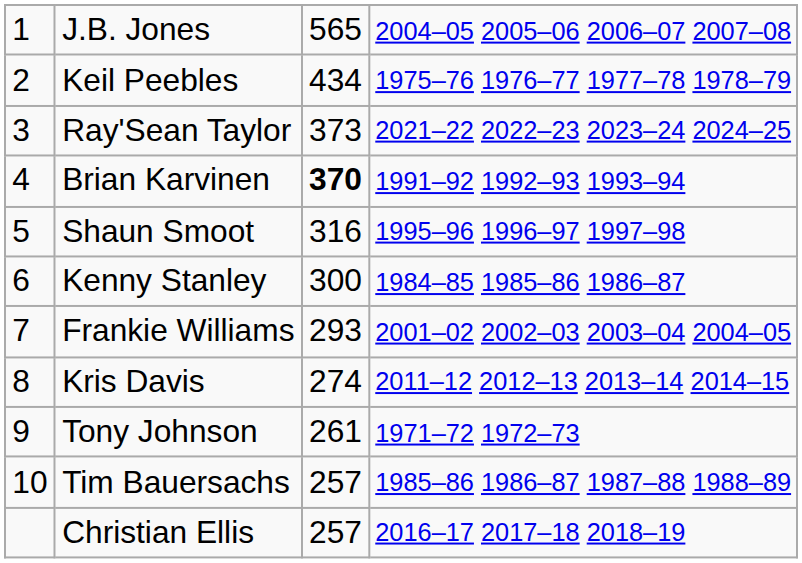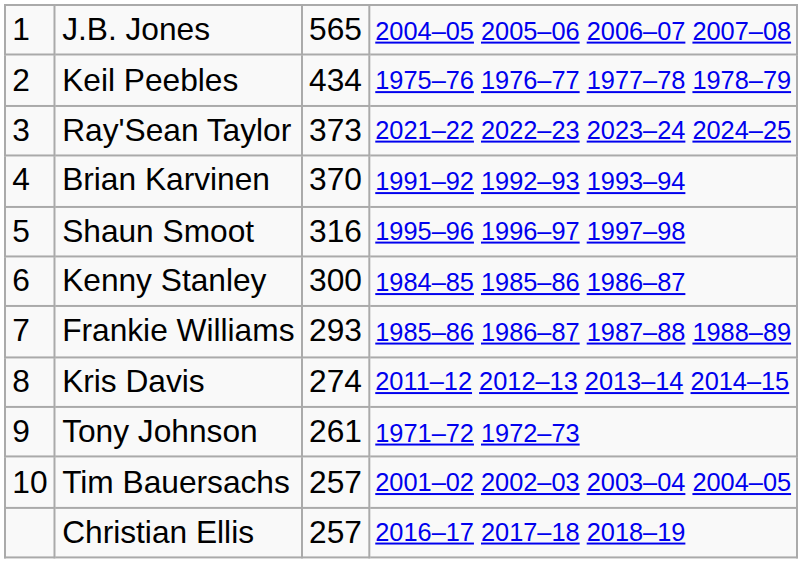(336, 180) bold -> (336, 180) normal
(583, 332) 2001–02 2002–03 2003–04 2004–05 -> (583, 332) 1985–86 1986–87 1987–88 1988–89
(583, 482) 1985–86 1986–87 1987–88 1988–89 -> (583, 482) 2001–02 2002–03 2003–04 2004–05
